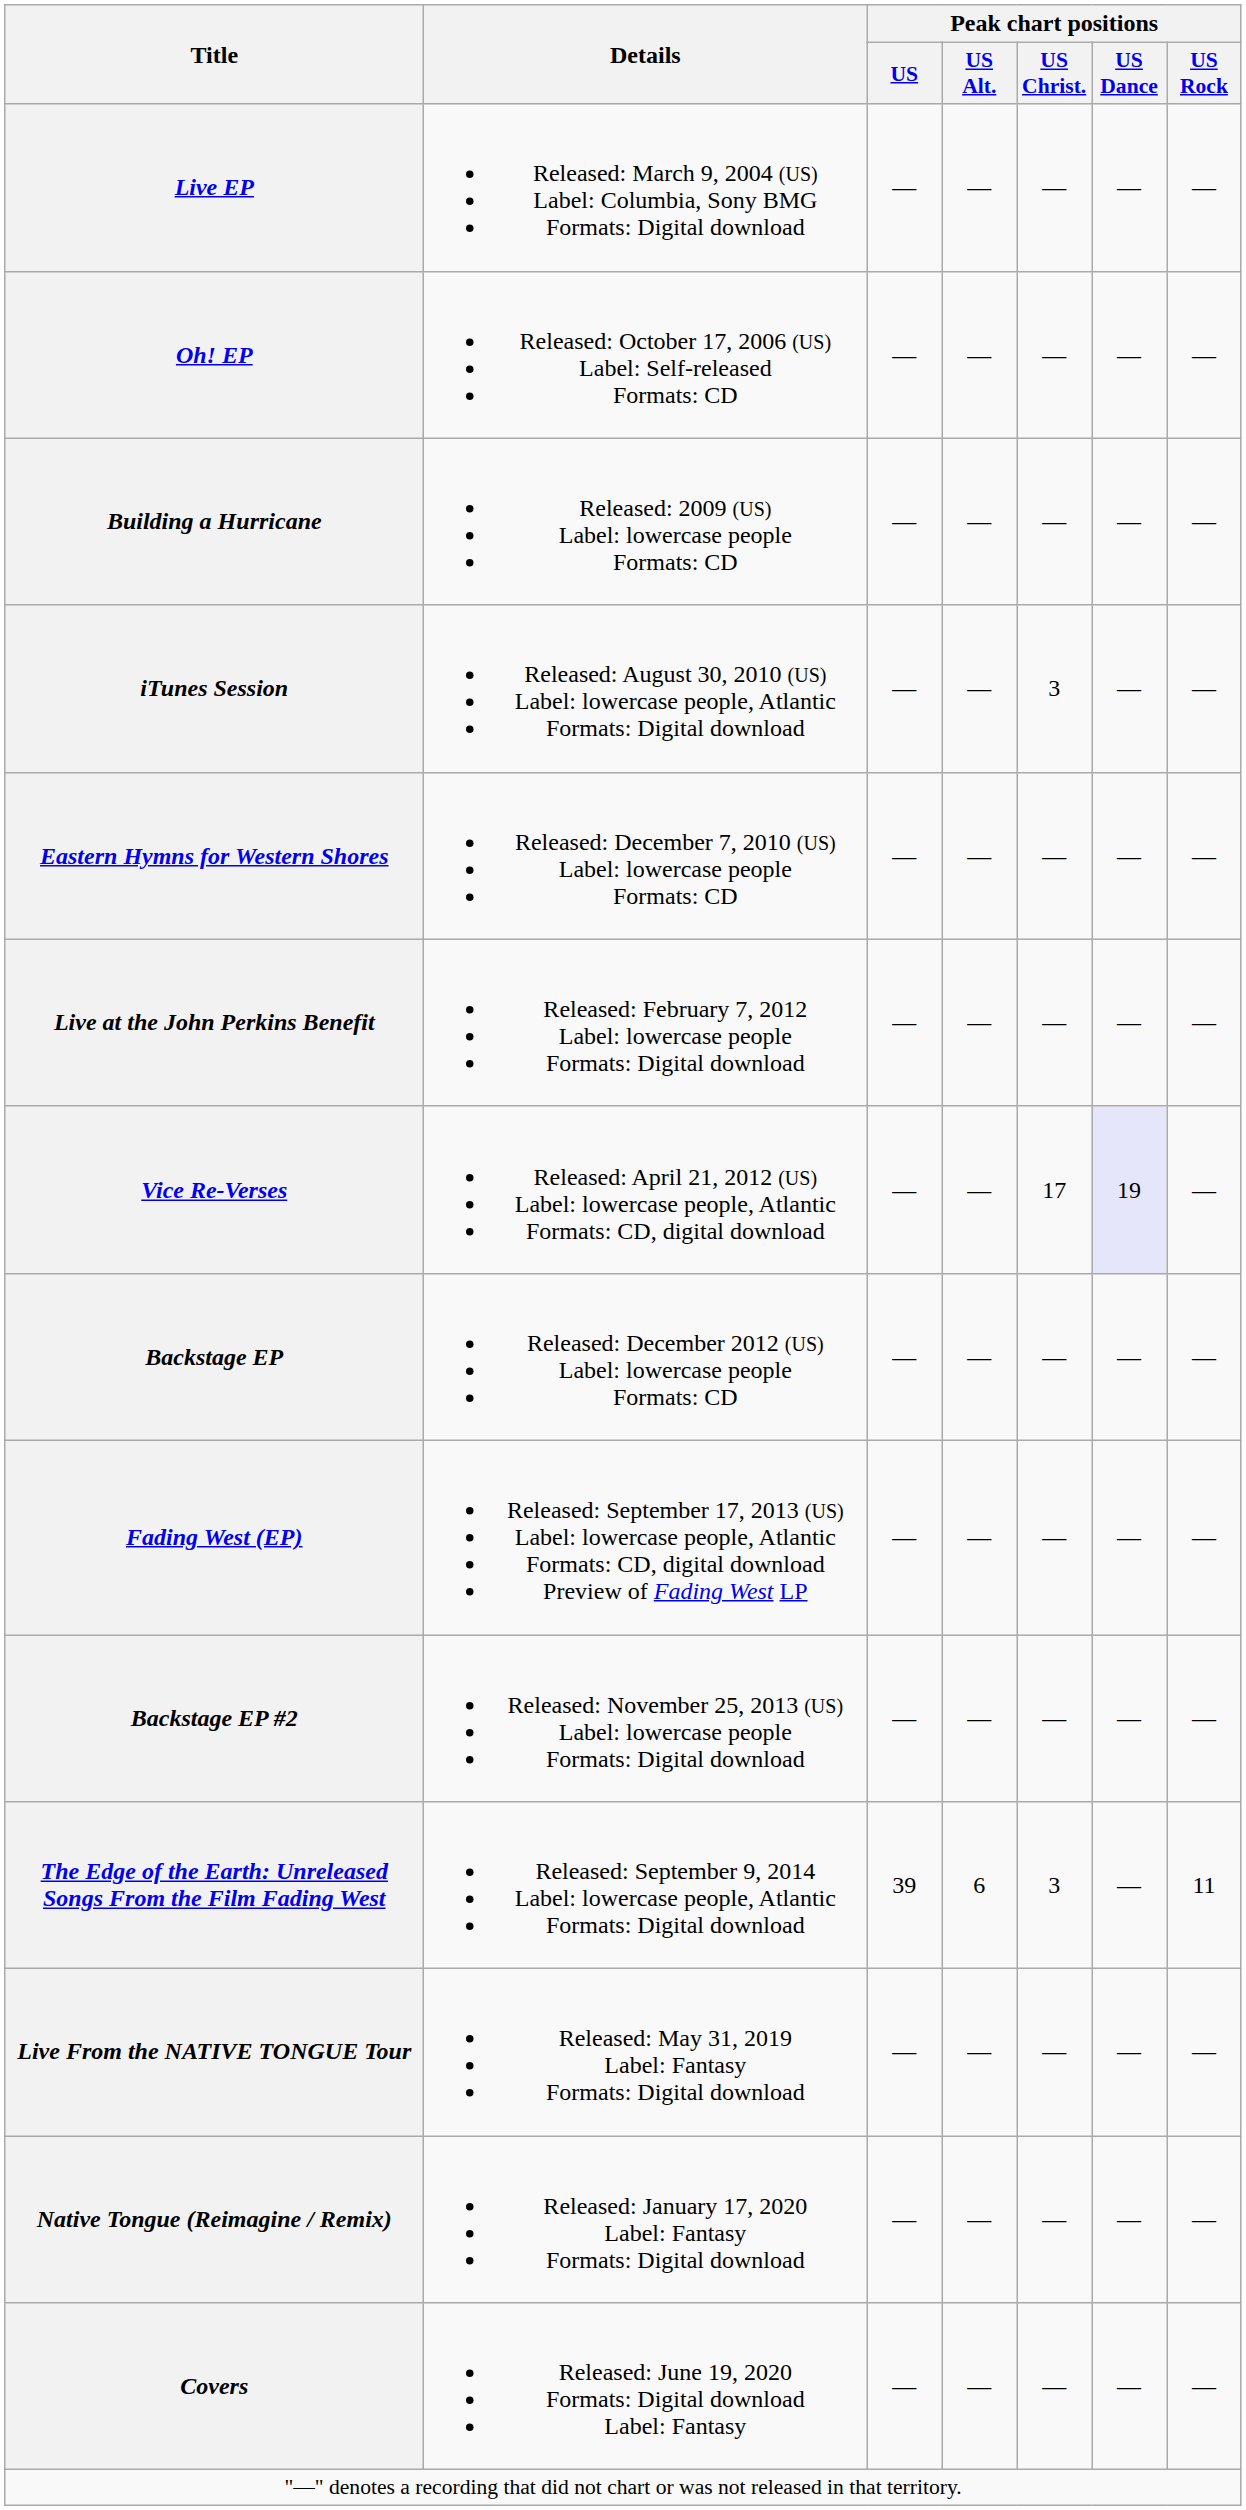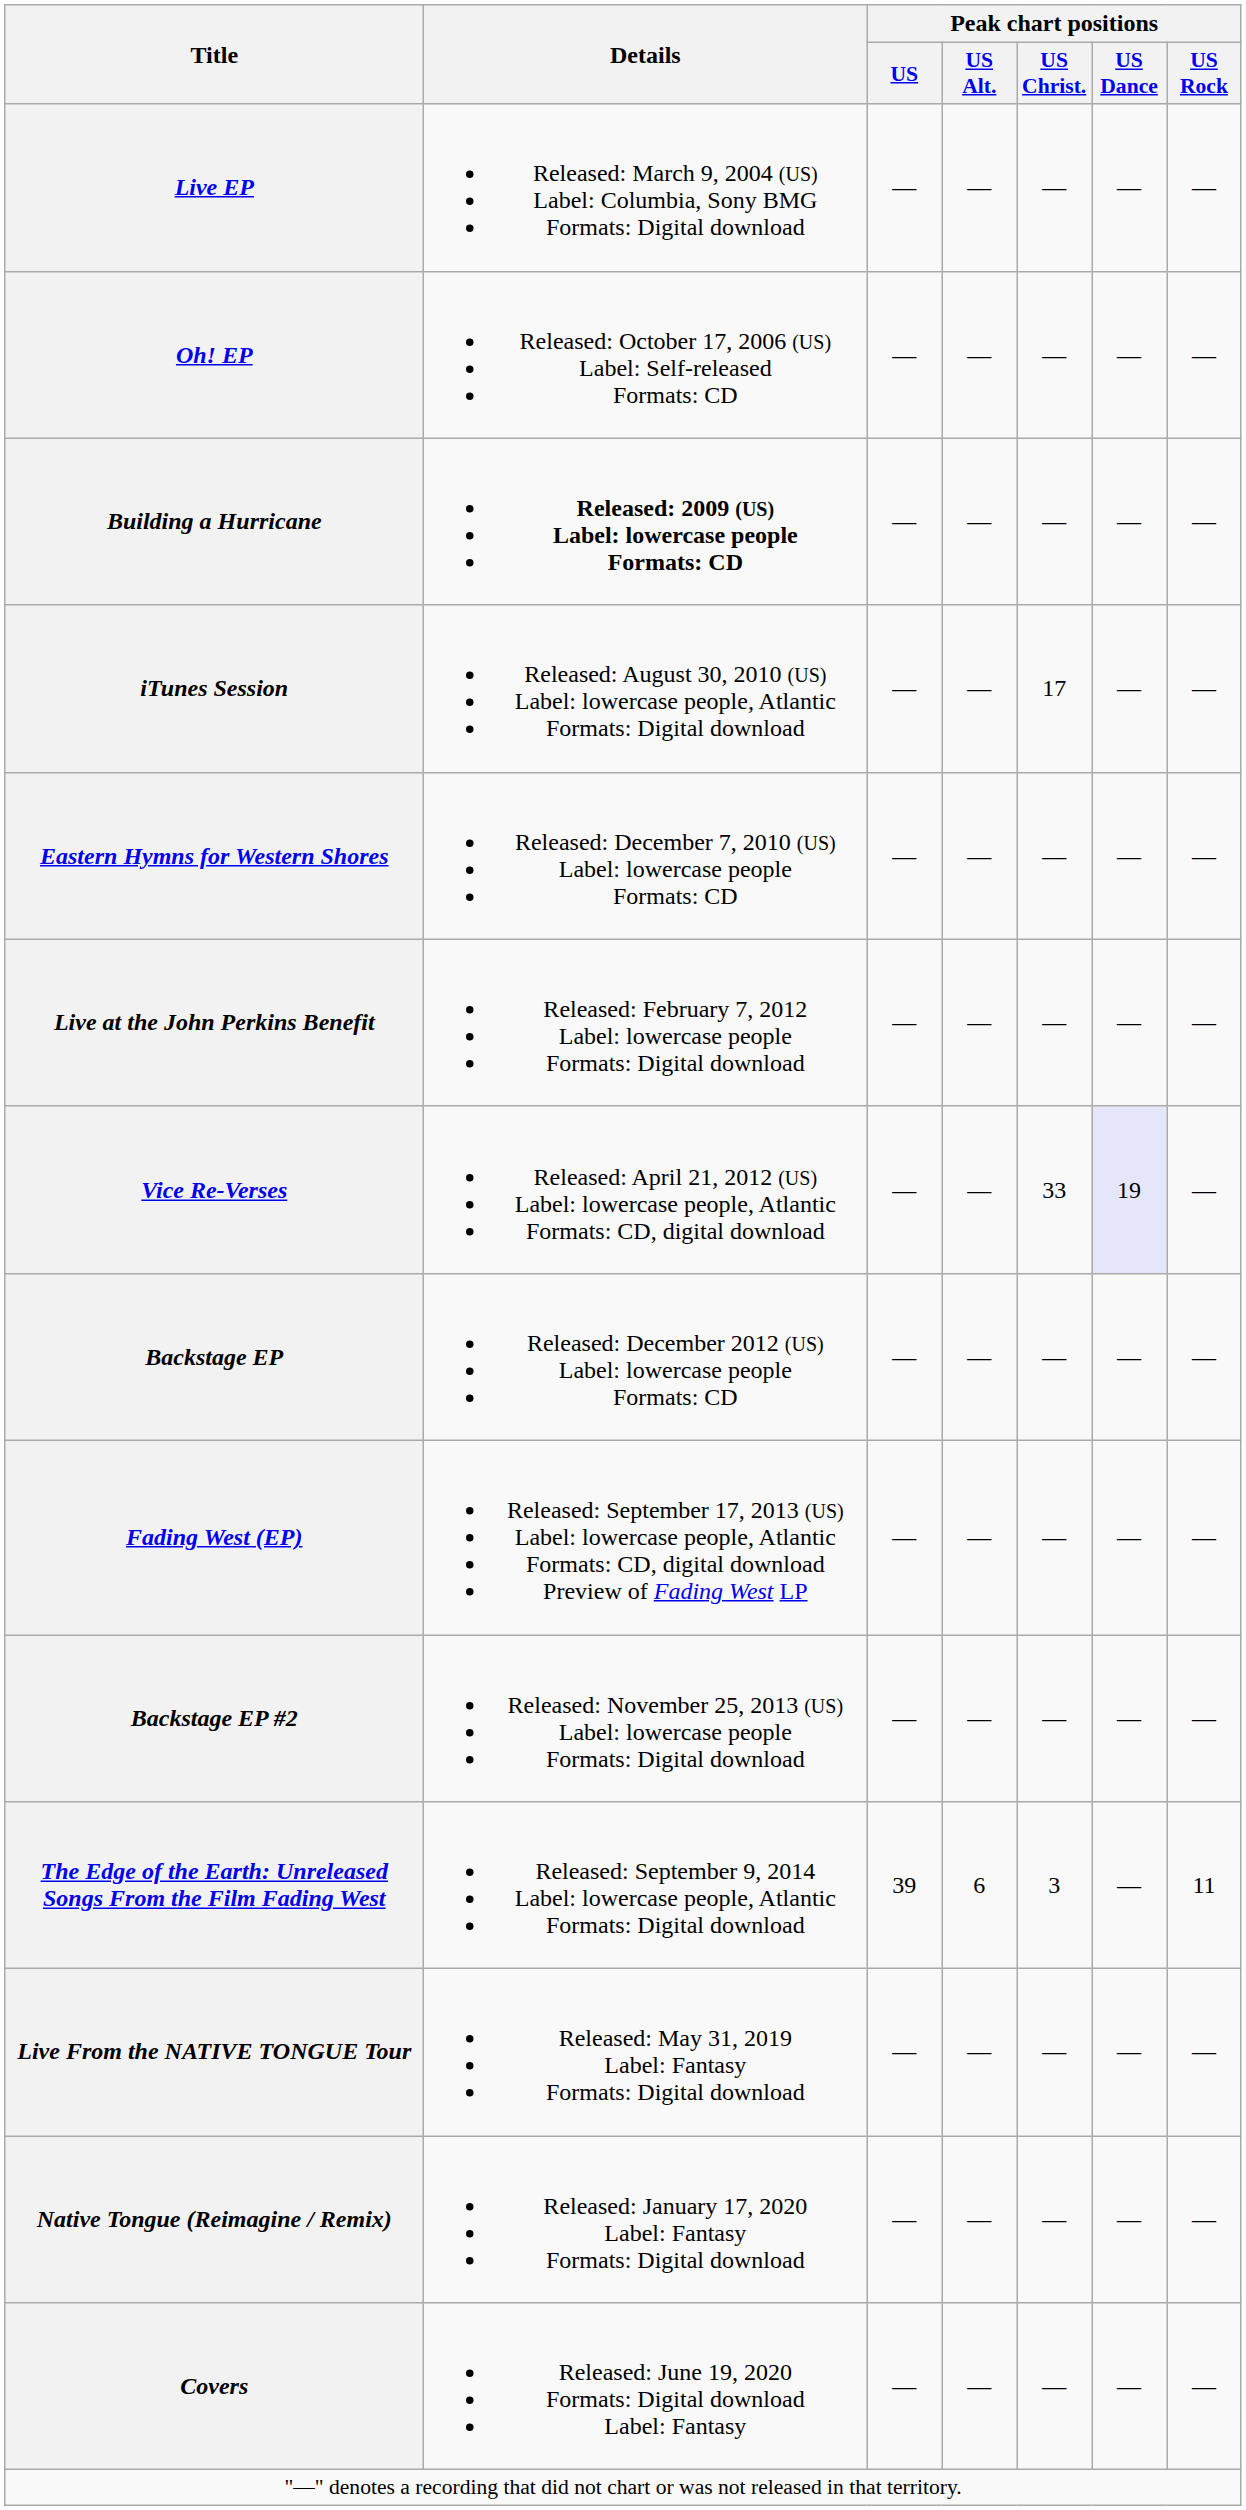(645, 535) normal -> (645, 535) bold
(1054, 688) 3 -> (1054, 688) 17
(1054, 1189) 17 -> (1054, 1189) 33
